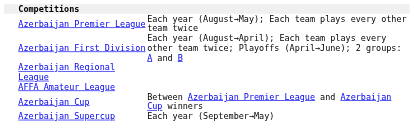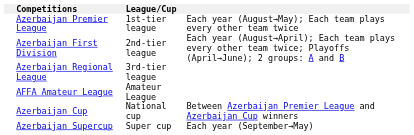+ column: (151, 9)
